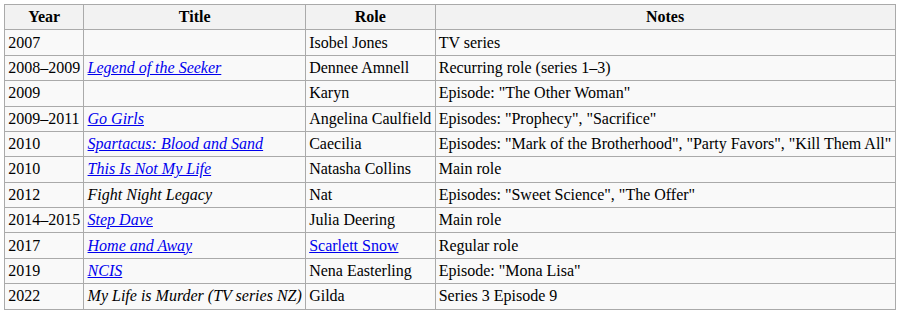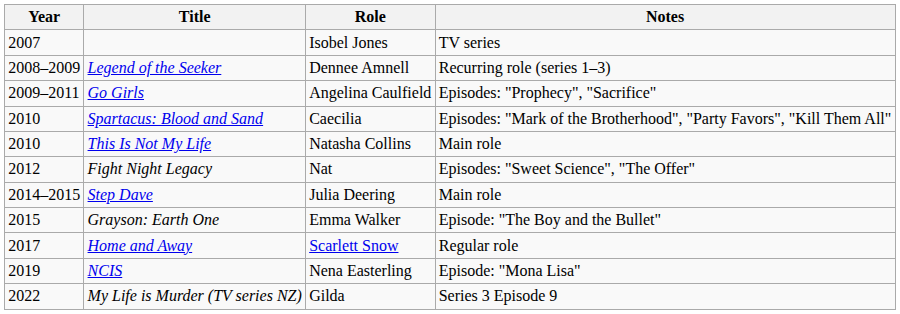- row: (329, 93)
+ row: (355, 220)
